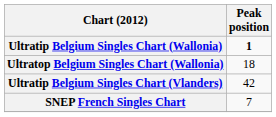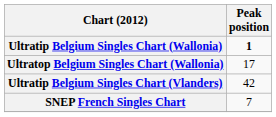(249, 64) 18 -> (249, 64) 17
